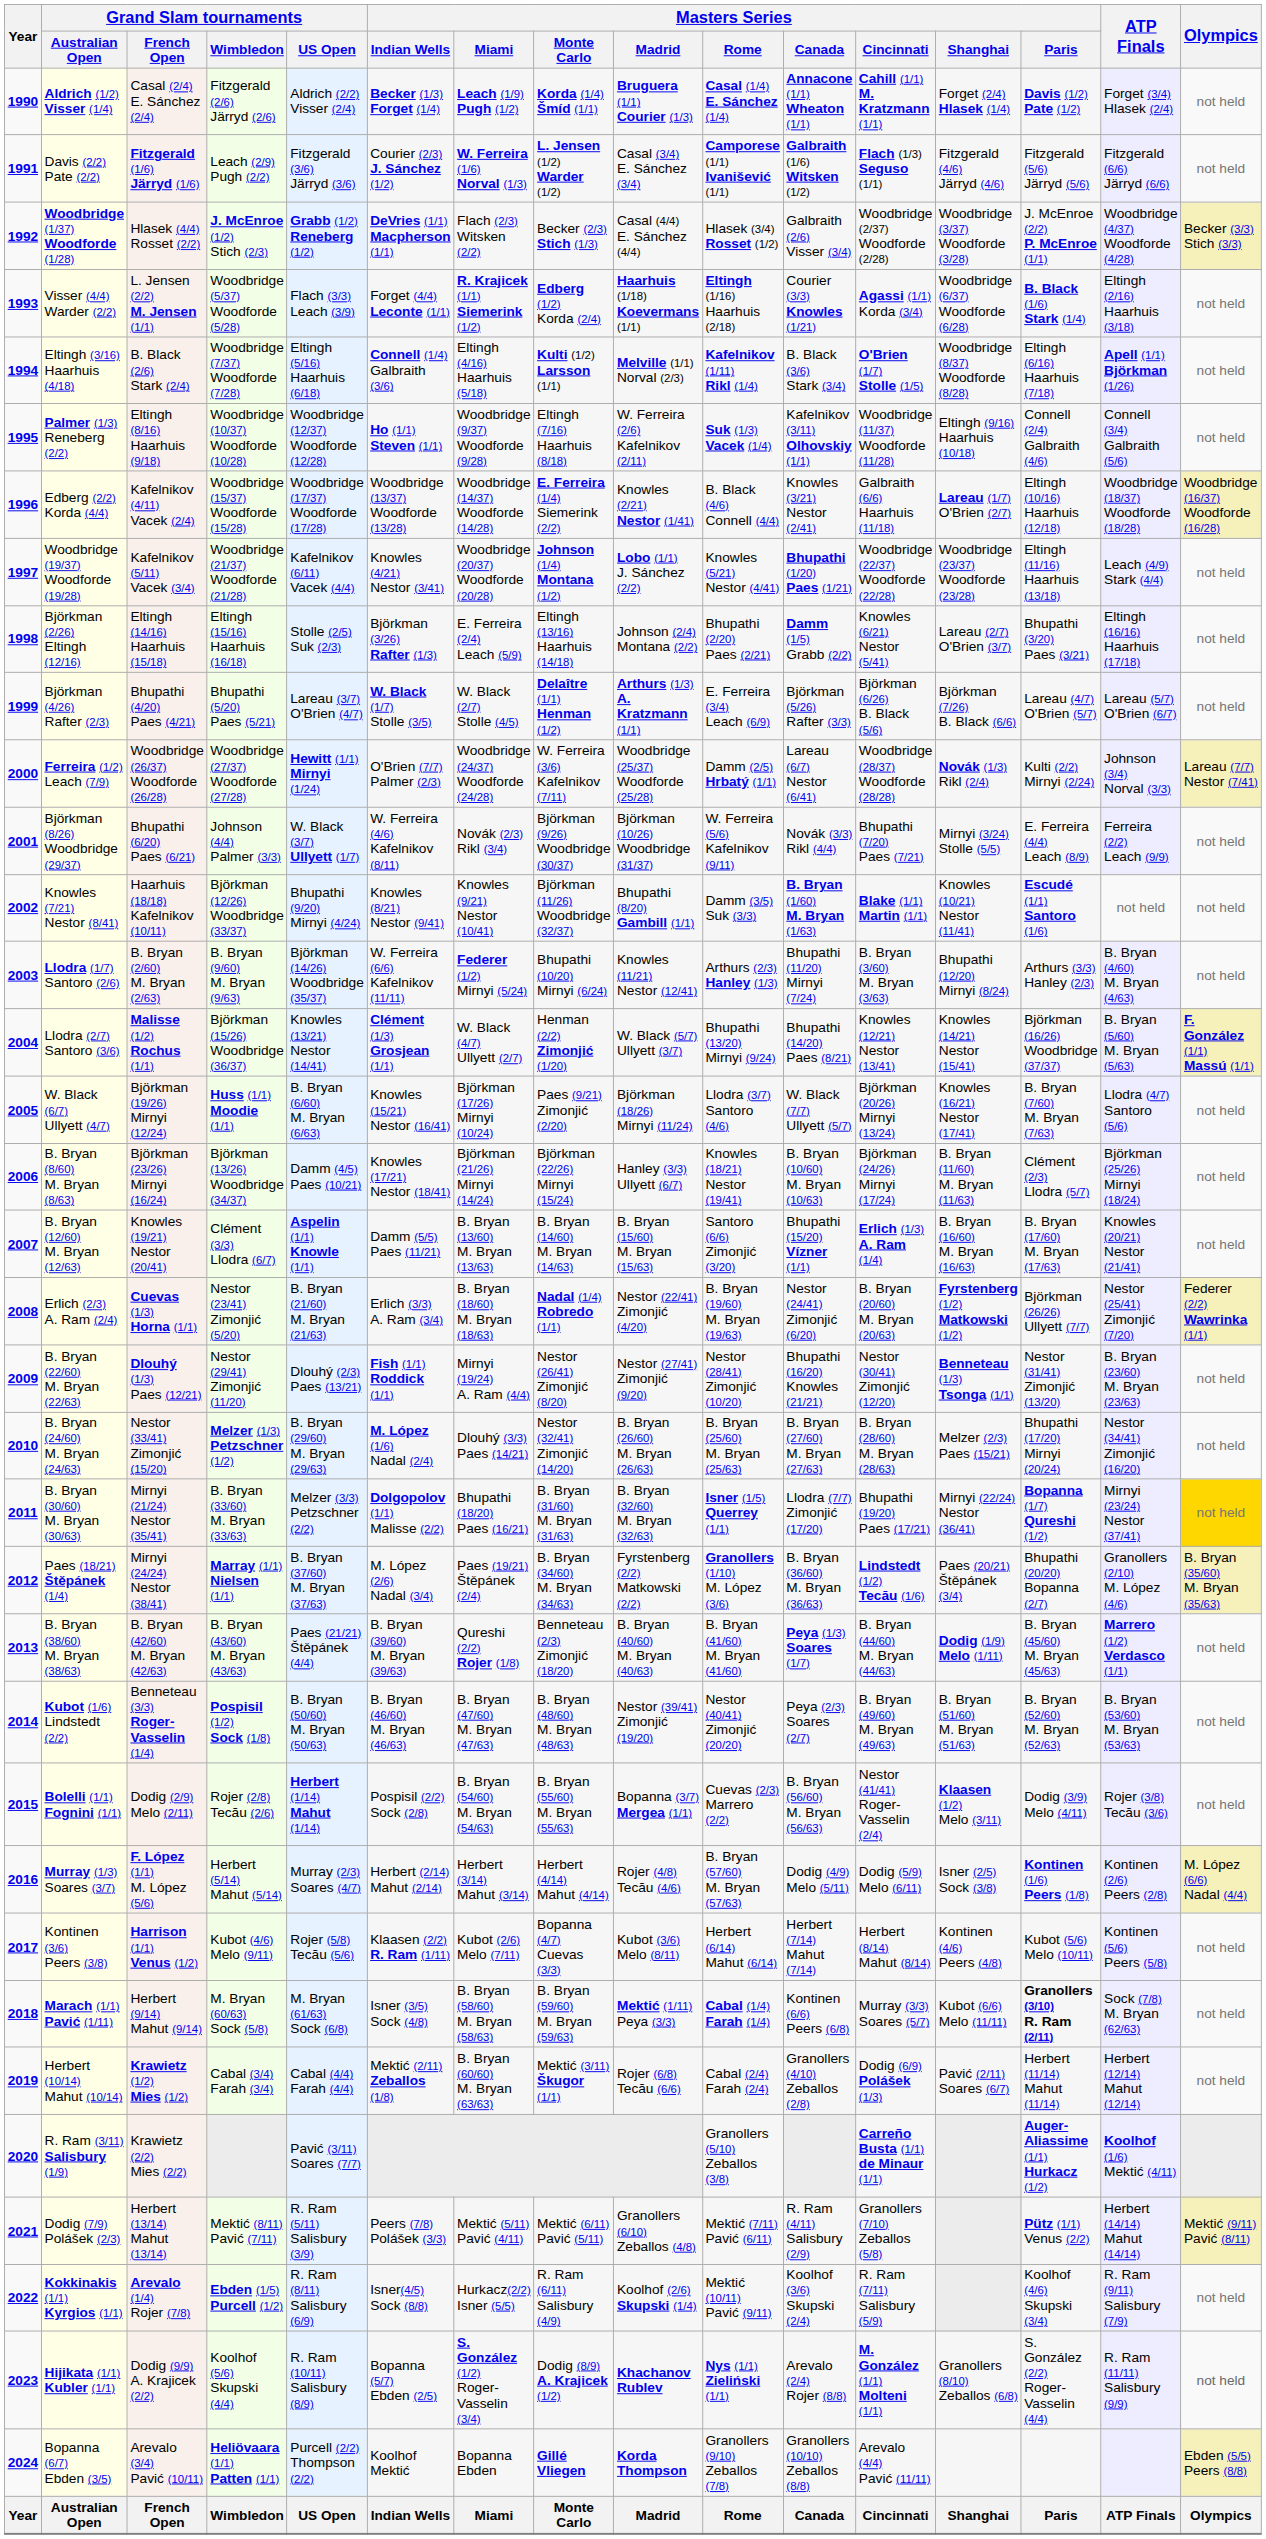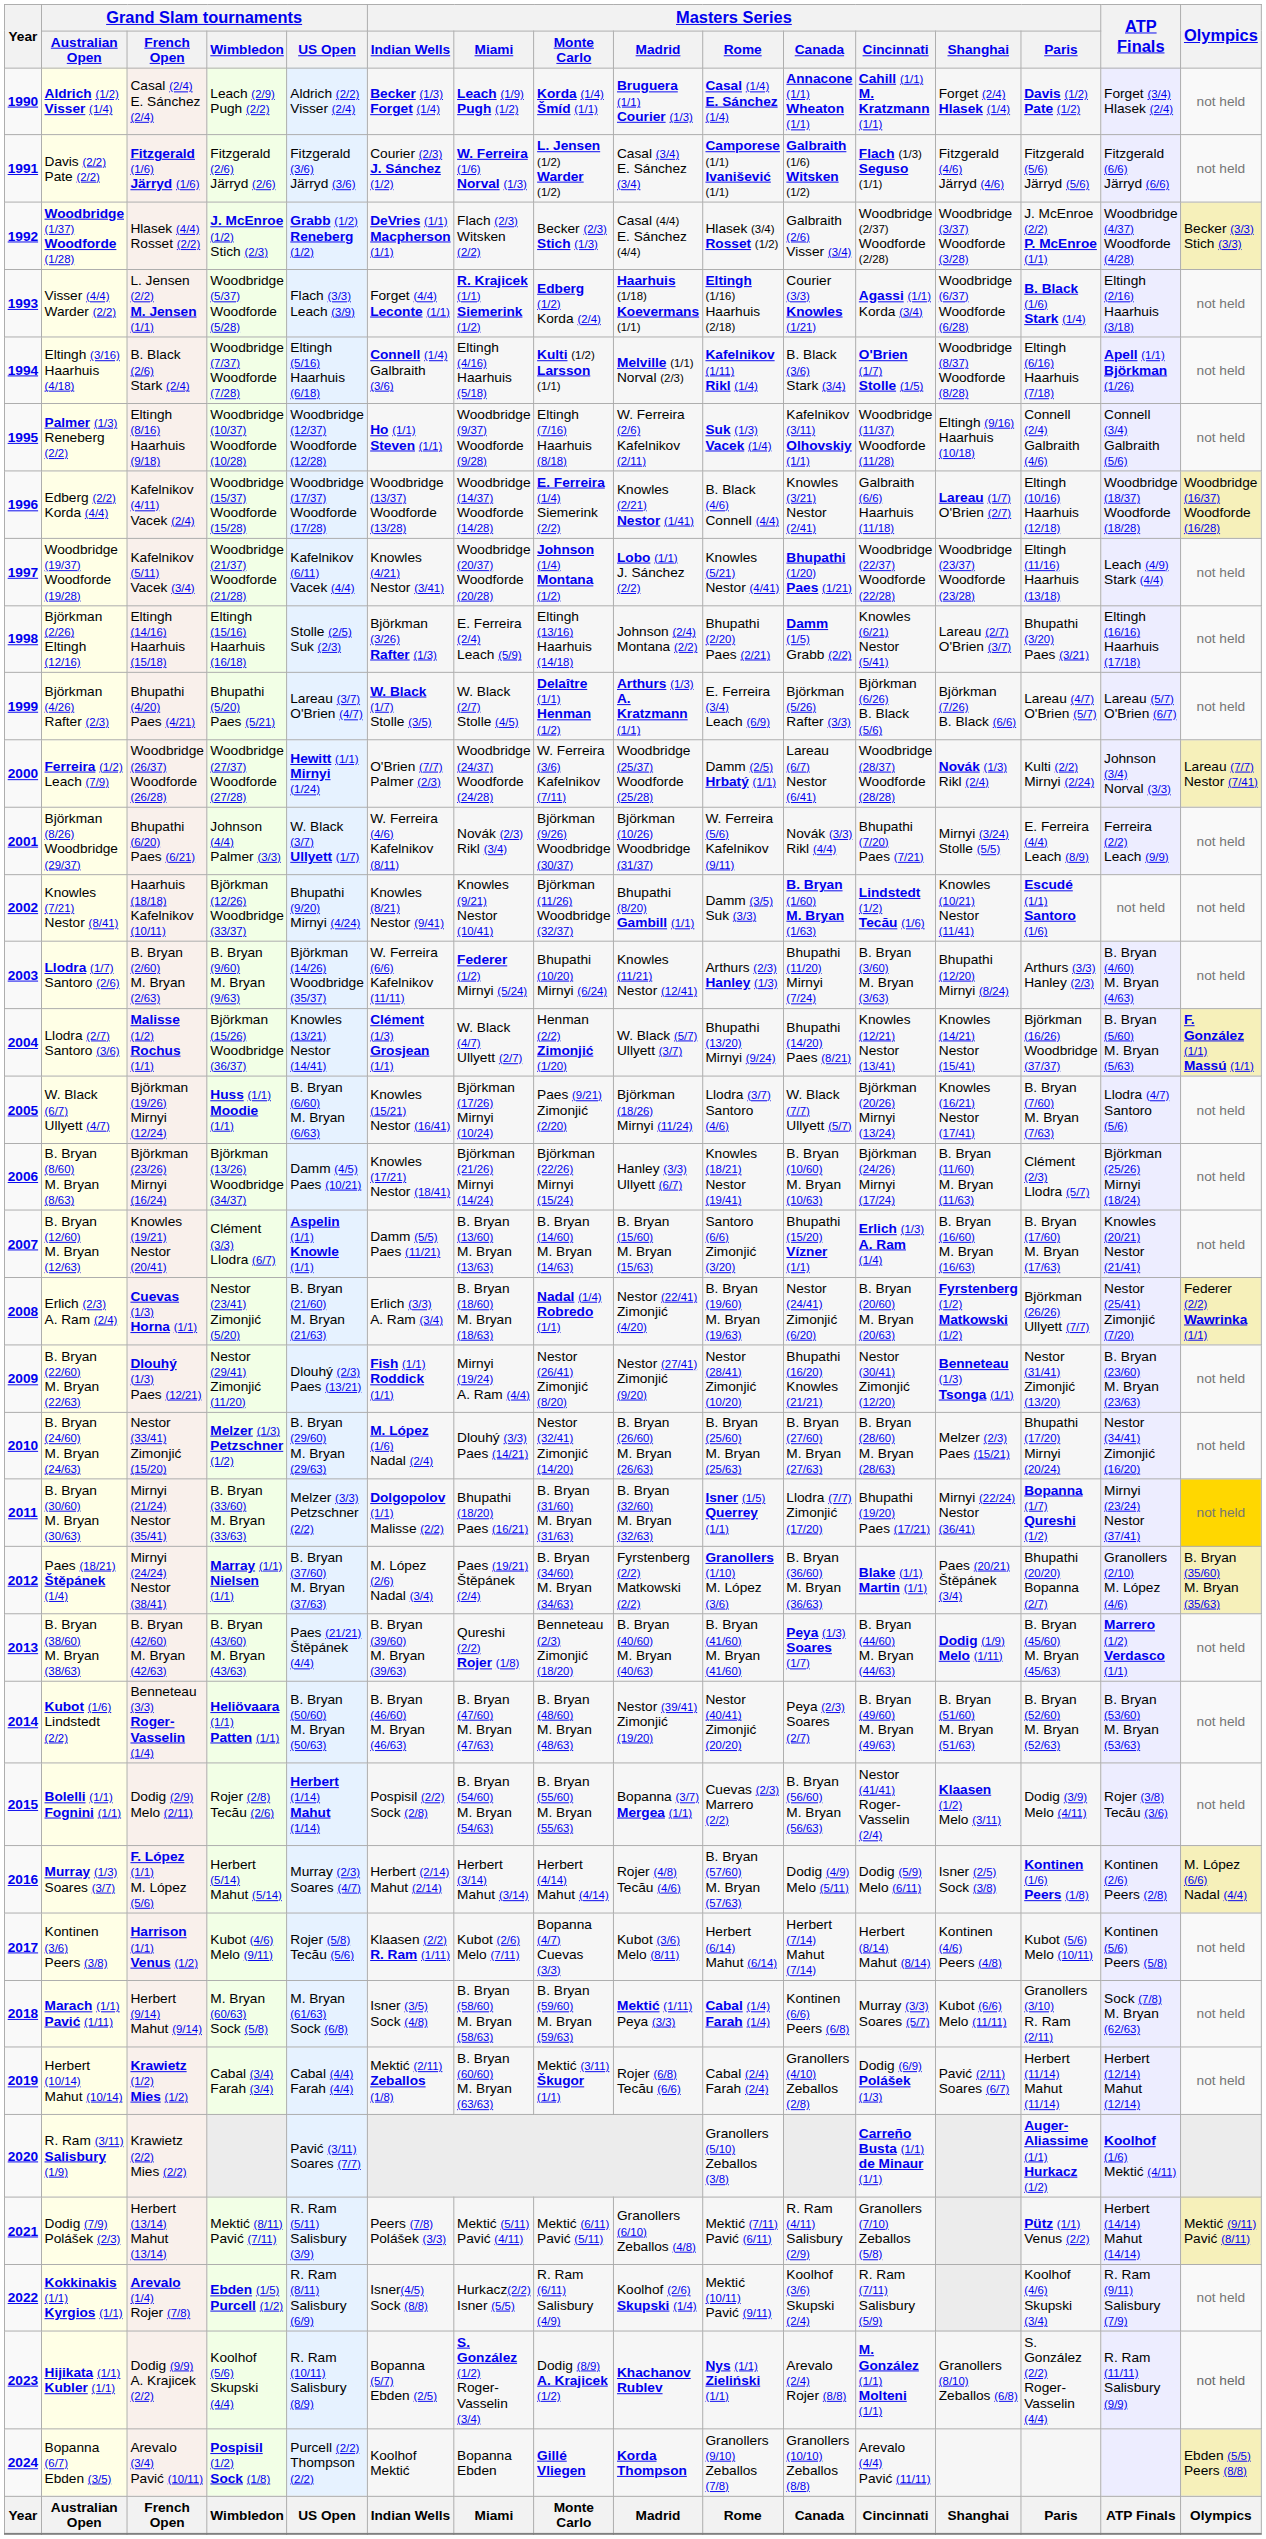(243, 102) Fitzgerald (2/6) Järryd (2/6) -> (243, 102) Leach (2/9) Pugh (2/2)
(243, 169) Leach (2/9) Pugh (2/2) -> (243, 169) Fitzgerald (2/6) Järryd (2/6)
(893, 908) Blake (1/1) Martin (1/1) -> (892, 908) Lindstedt (1/2) Tecău (1/6)
(892, 1580) Lindstedt (1/2) Tecău (1/6) -> (893, 1580) Blake (1/1) Martin (1/1)
(240, 1722) Pospisil (1/2) Sock (1/8) -> (245, 1722) Heliövaara (1/1) Patten (1/1)
(1058, 2014) bold -> (1056, 2014) normal
(245, 2463) Heliövaara (1/1) Patten (1/1) -> (240, 2463) Pospisil (1/2) Sock (1/8)
